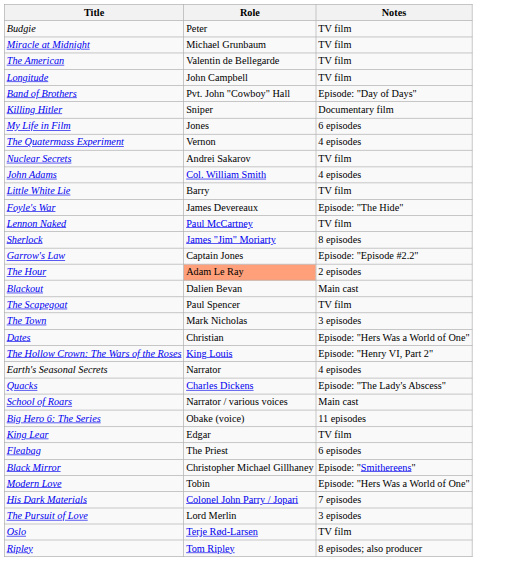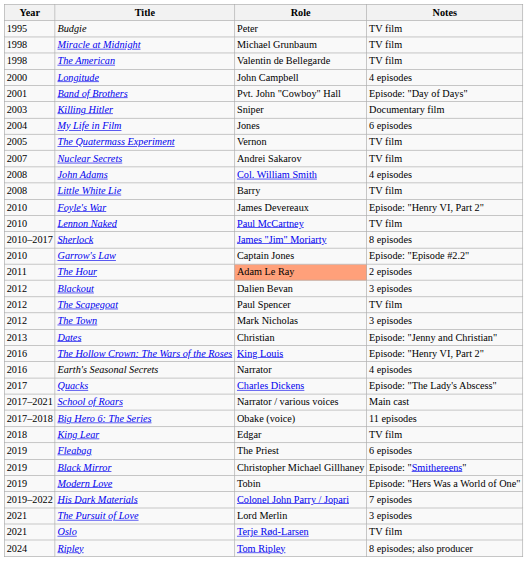+ column: (30, 12)
(335, 77) TV film -> (391, 77) 4 episodes
(340, 142) 4 episodes -> (386, 142) TV film
(361, 207) Episode: "The Hide" -> (426, 207) Episode: "Henry VI, Part 2"
(338, 288) Main cast -> (391, 288) 3 episodes
(394, 337) Episode: "Hers Was a World of One" -> (433, 337) Episode: "Jenny and Christian"
